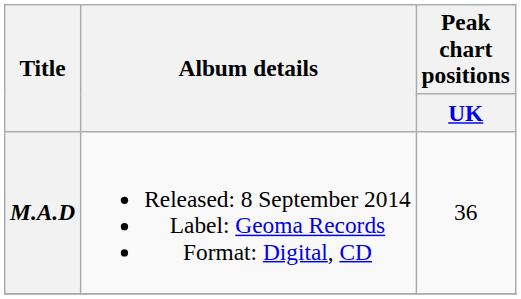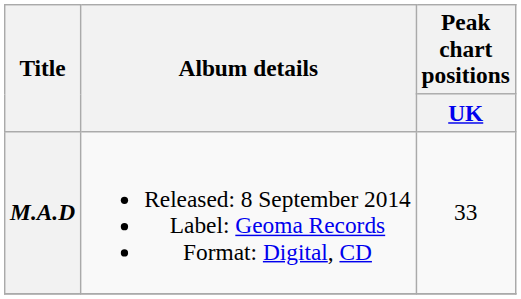(466, 212) 36 -> (466, 212) 33
